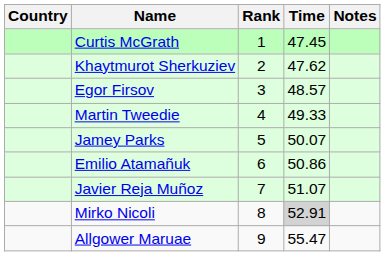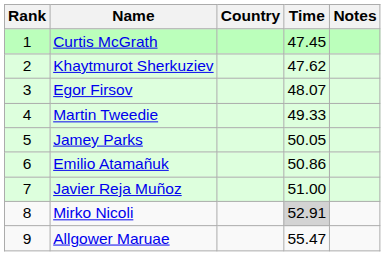columns swapped: (261, 16) <-> (38, 16)
(307, 90) 48.57 -> (307, 90) 48.07
(307, 139) 50.07 -> (307, 139) 50.05
(307, 189) 51.07 -> (307, 189) 51.00
